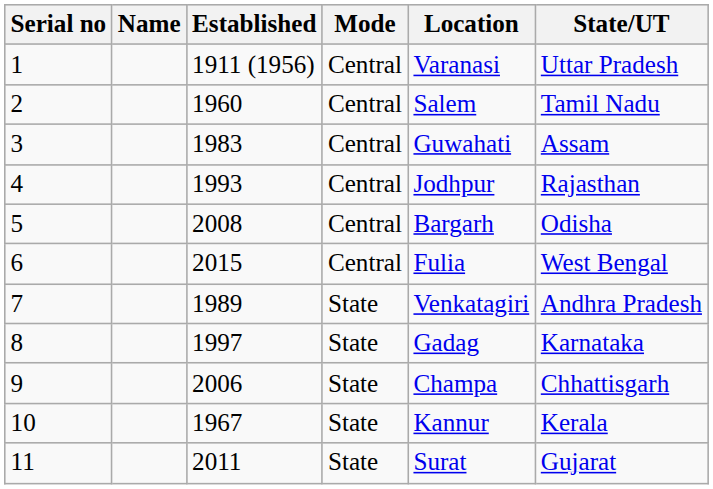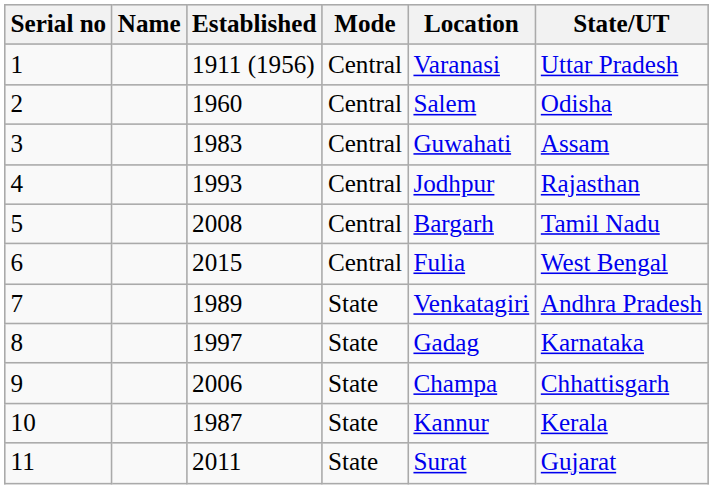(600, 104) Tamil Nadu -> (576, 104) Odisha
(576, 223) Odisha -> (600, 223) Tamil Nadu
(217, 422) 1967 -> (217, 422) 1987
